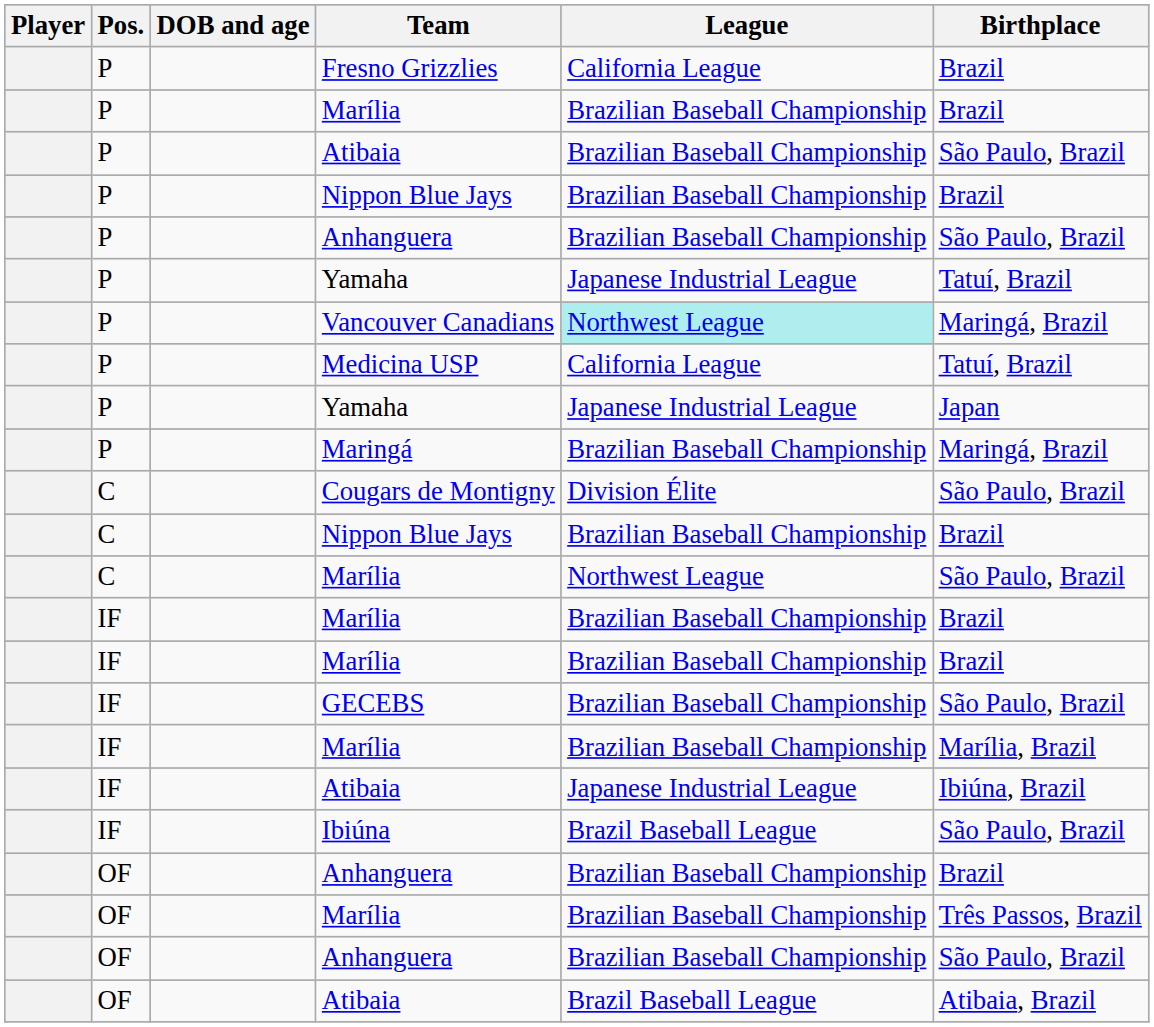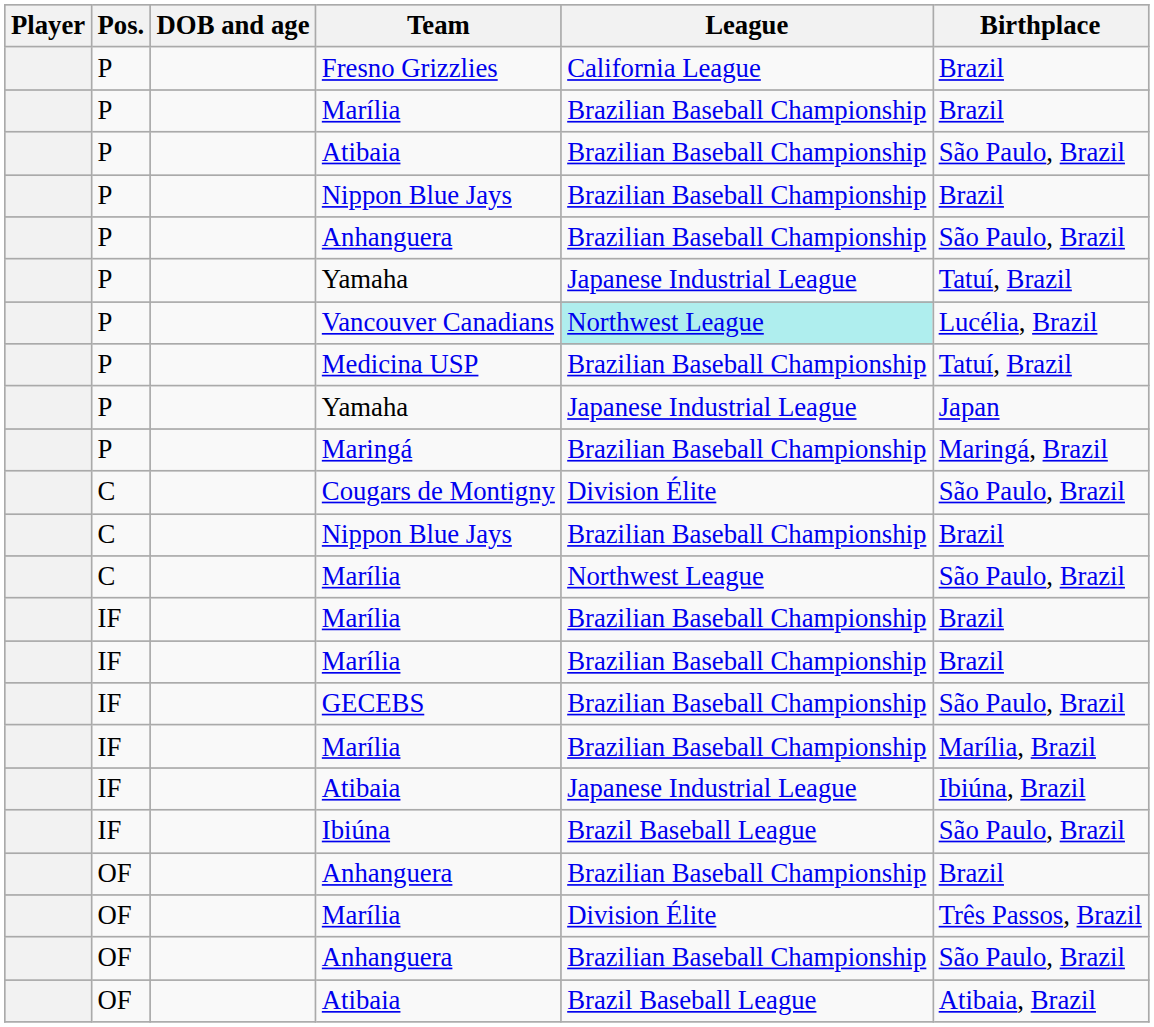(1023, 322) Maringá, Brazil -> (1018, 322) Lucélia, Brazil
(664, 364) California League -> (747, 364) Brazilian Baseball Championship
(747, 915) Brazilian Baseball Championship -> (642, 915) Division Élite
